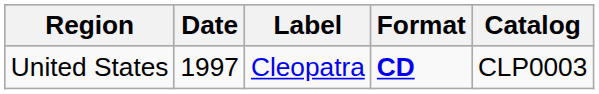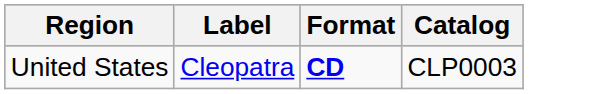- column: (210, 25)
